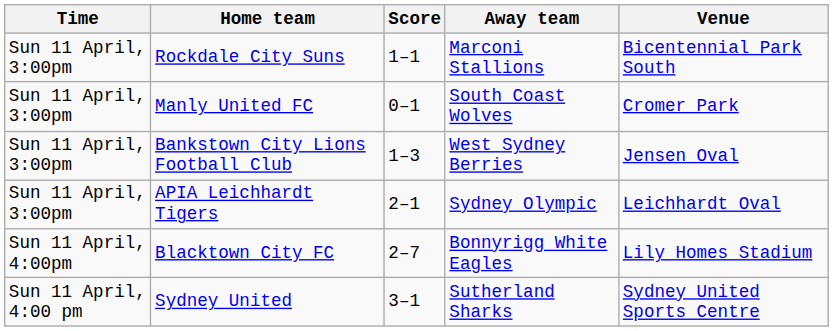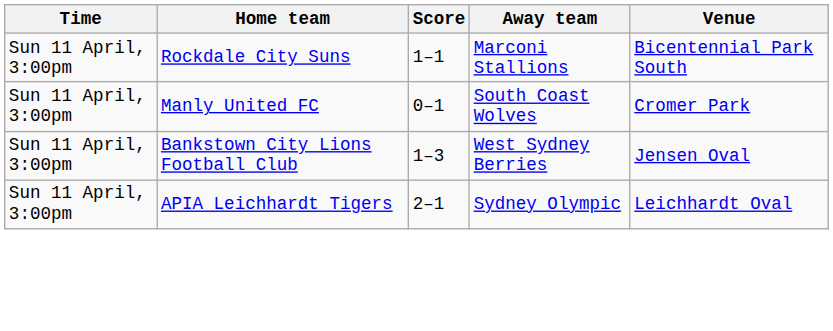- row: (245, 253)
- row: (224, 302)
